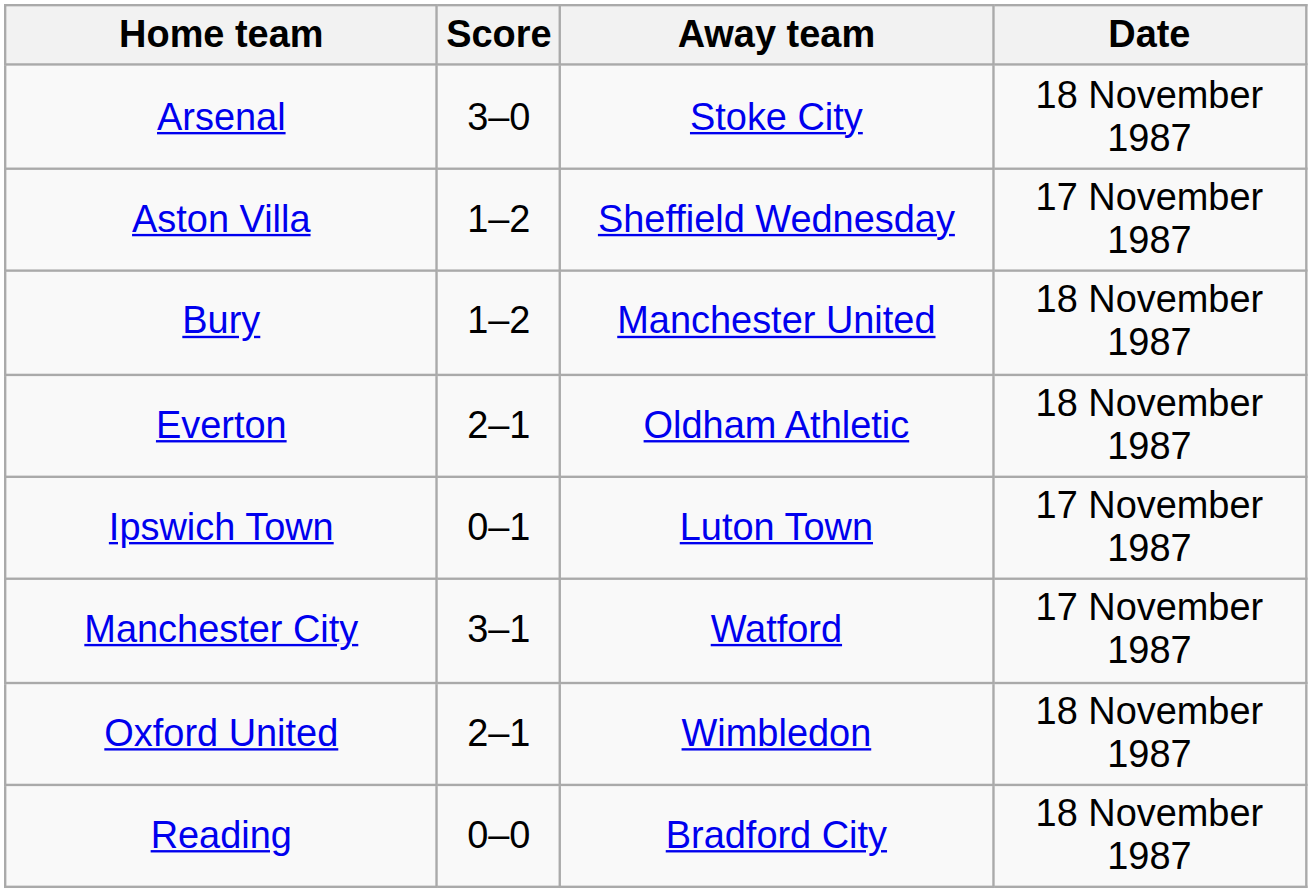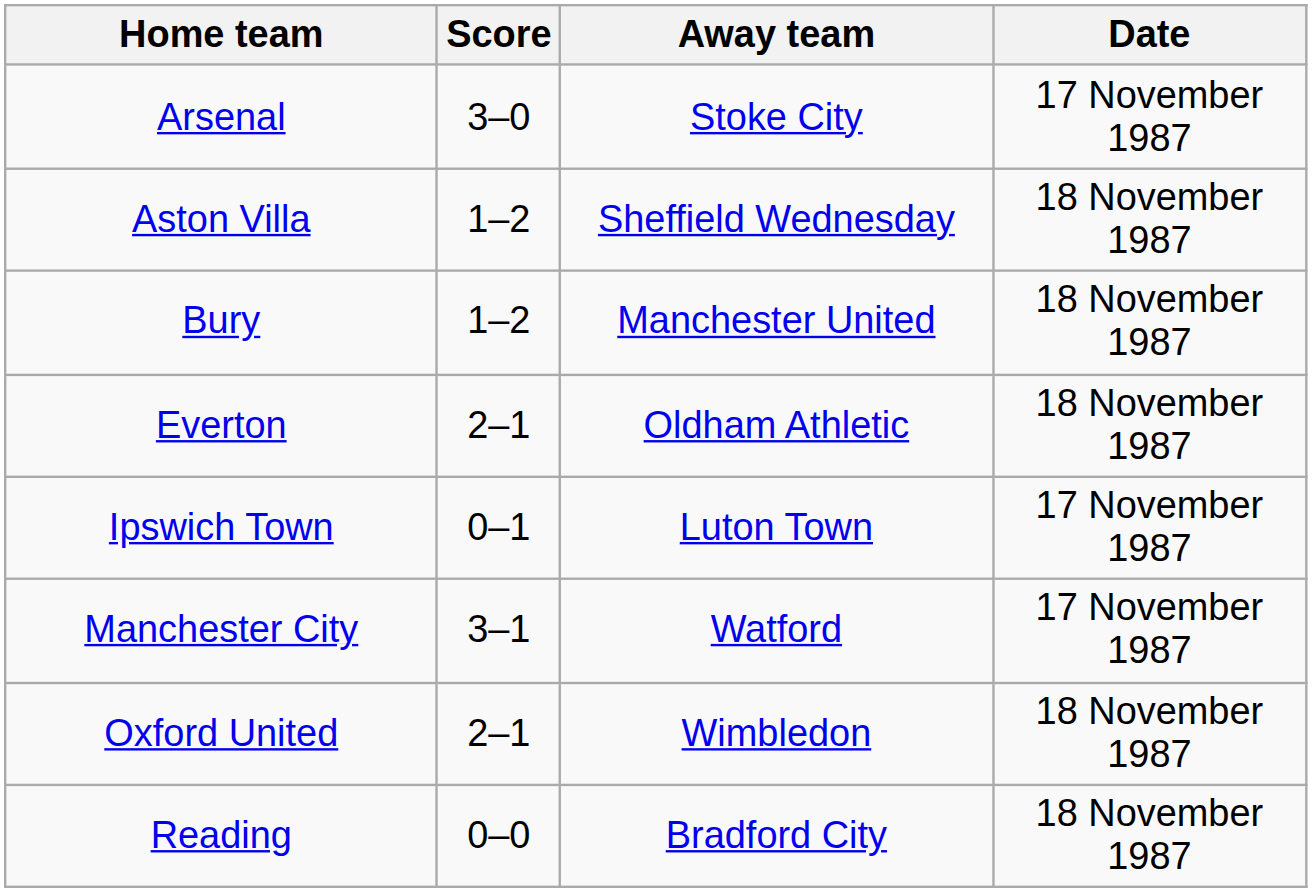(1149, 116) 18 November 1987 -> (1149, 116) 17 November 1987
(1149, 218) 17 November 1987 -> (1149, 218) 18 November 1987
